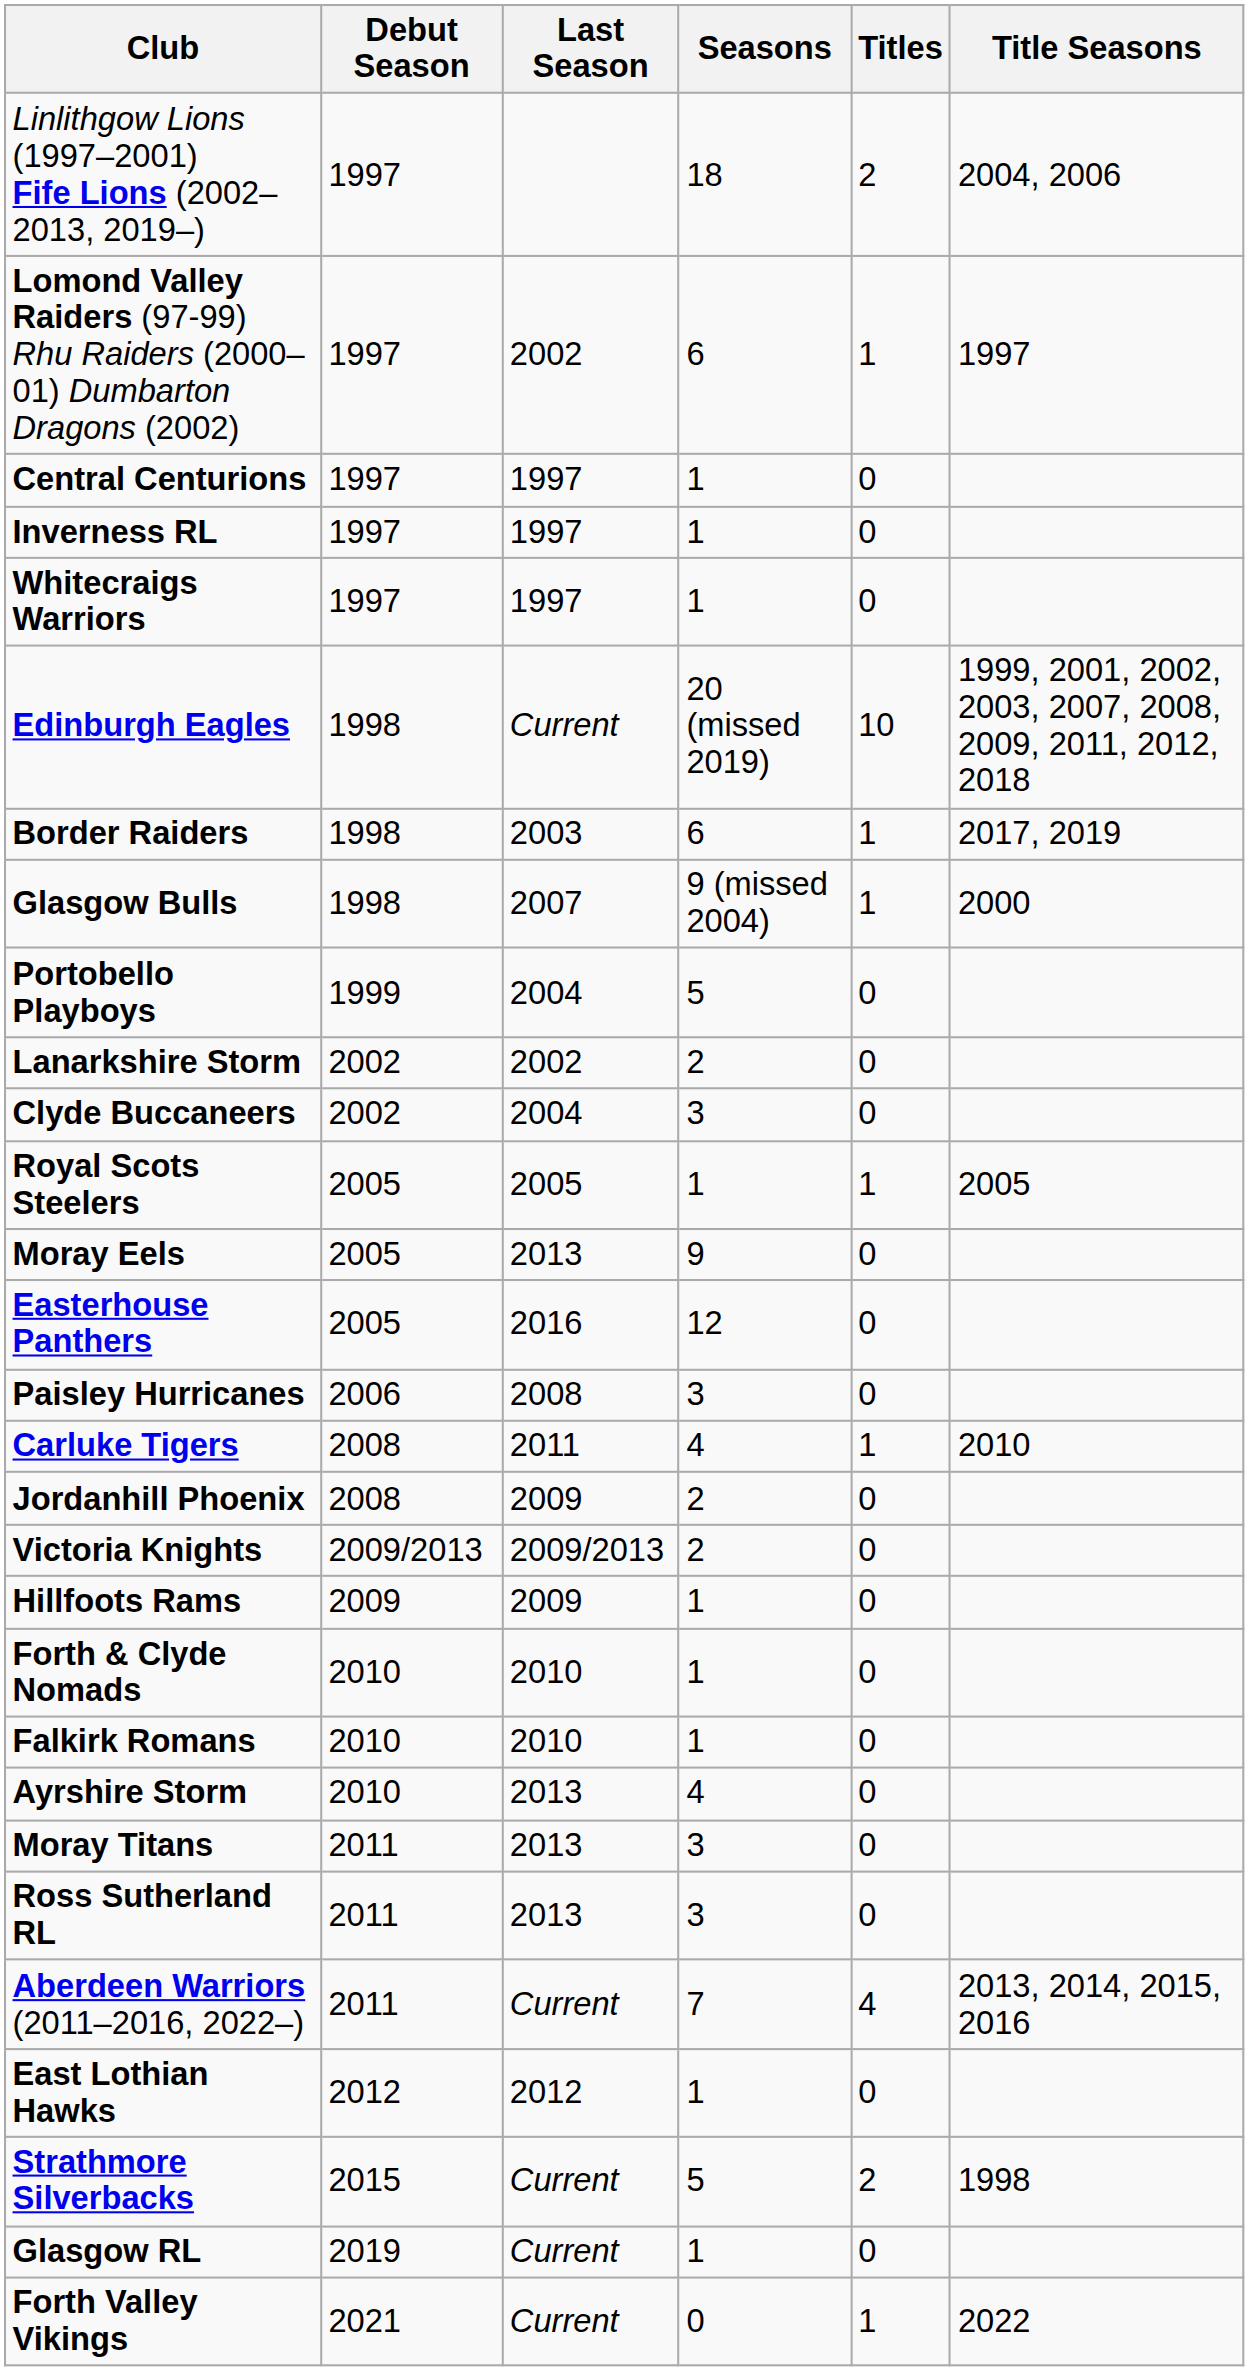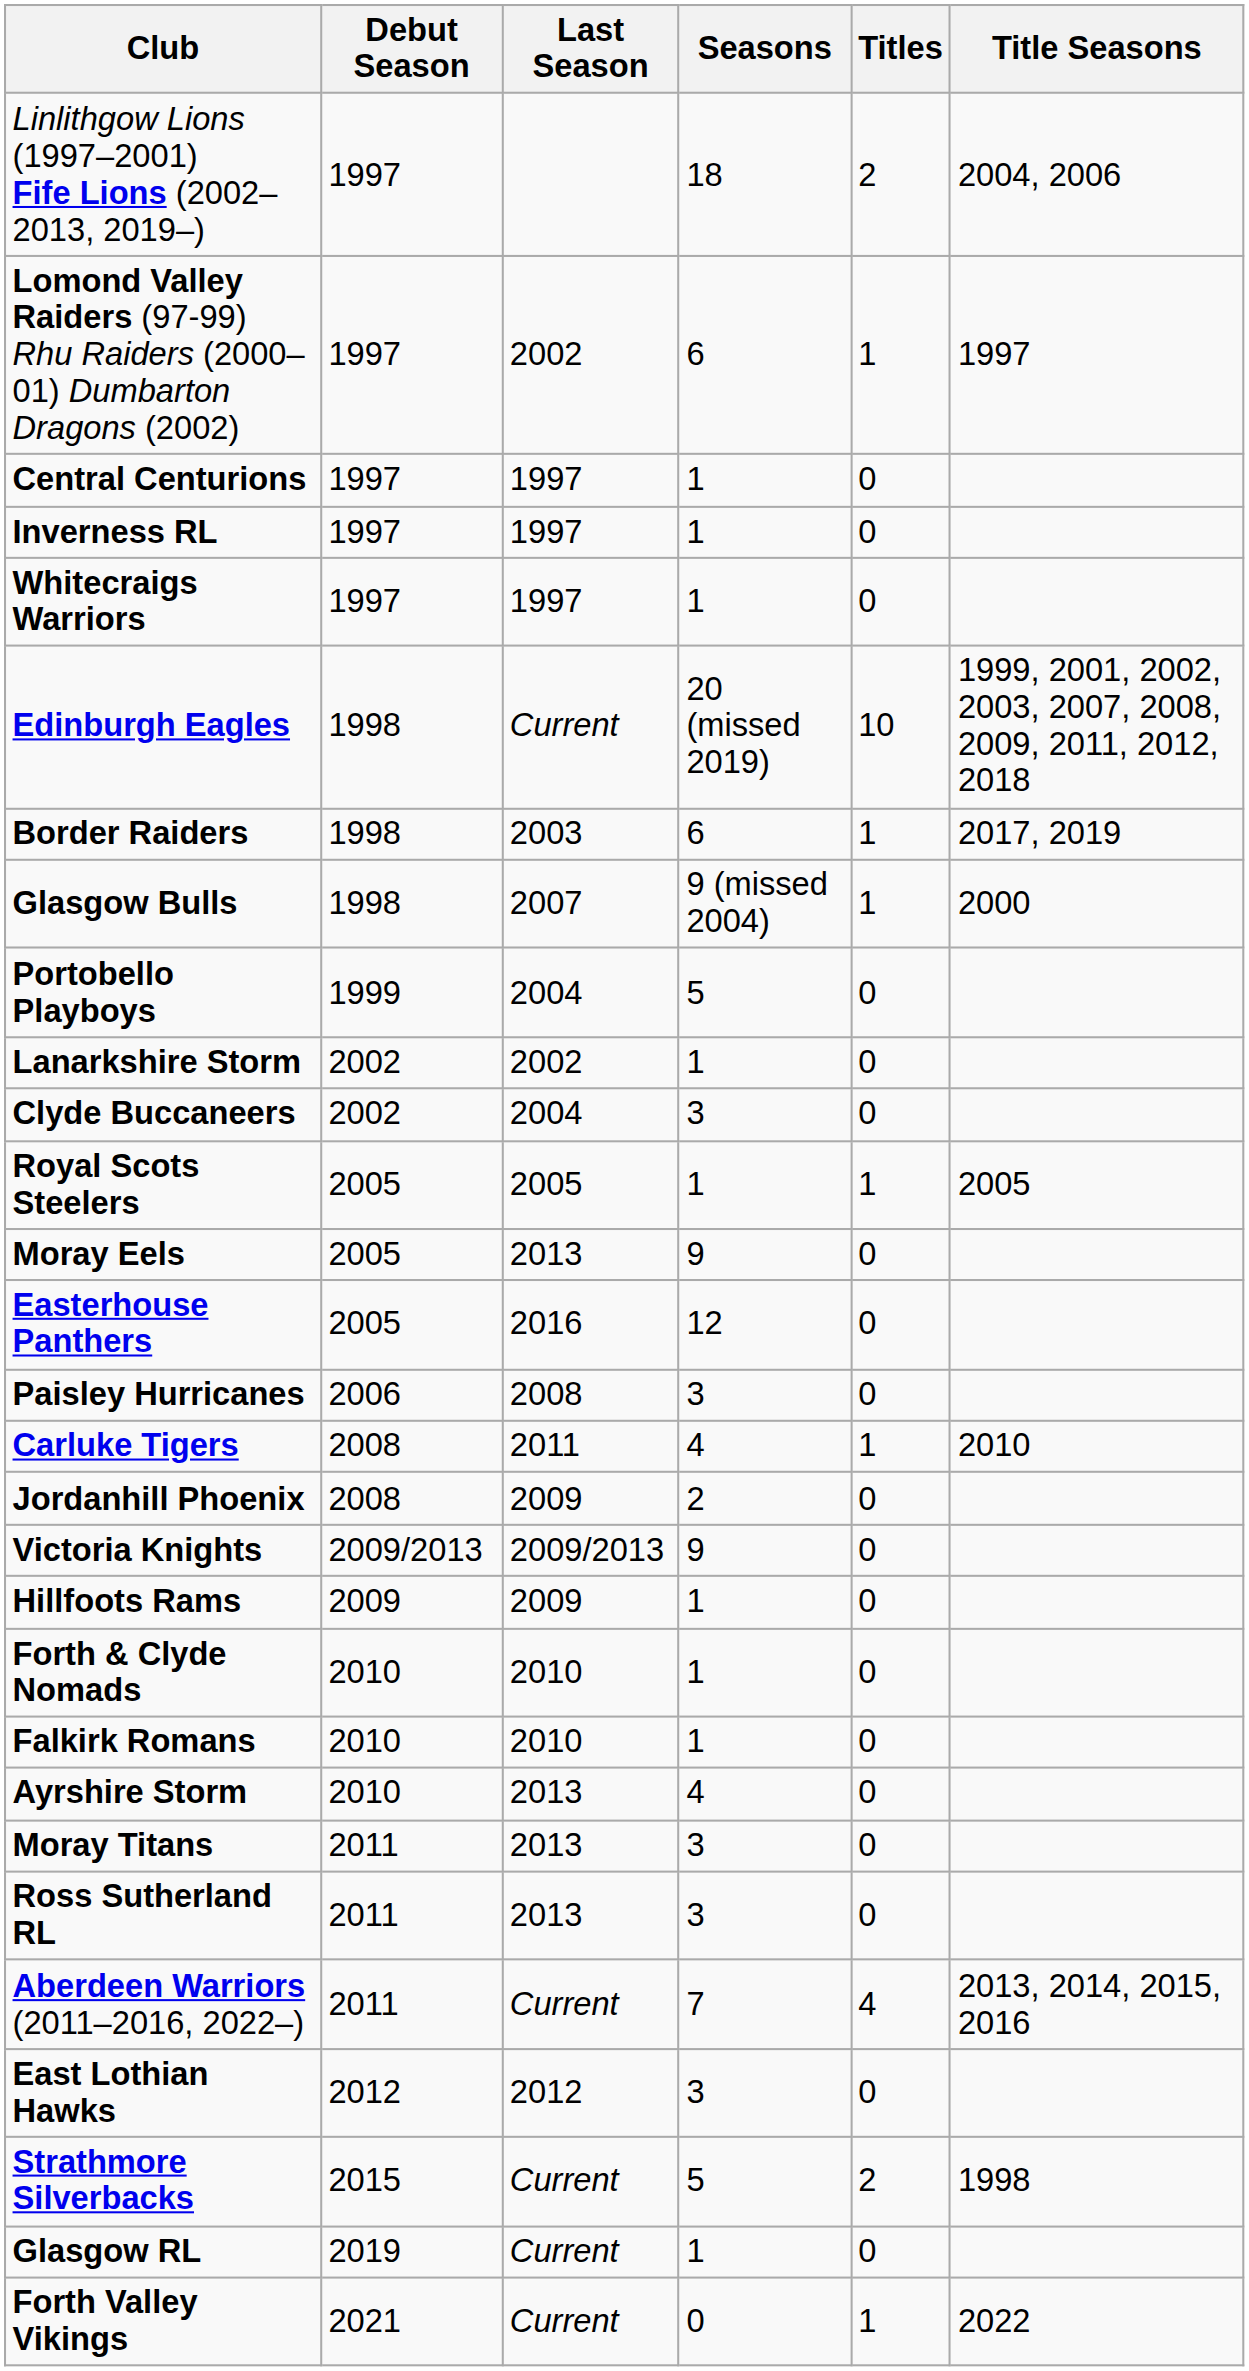(695, 1062) 2 -> (695, 1062) 1
(695, 1549) 2 -> (695, 1549) 9
(695, 2092) 1 -> (695, 2092) 3
